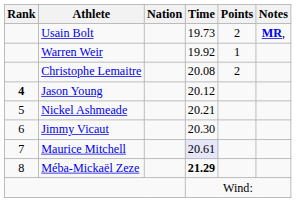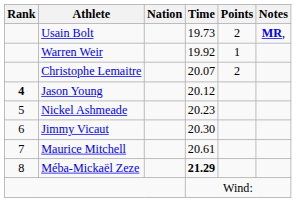(202, 71) 20.08 -> (202, 71) 20.07
(202, 110) 20.21 -> (202, 110) 20.23
(202, 149) lavender background -> (202, 149) no background
